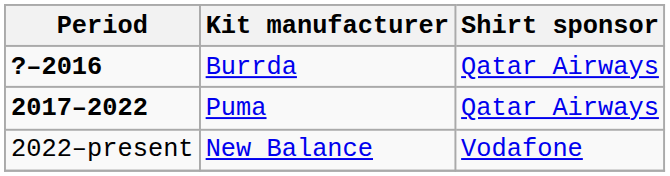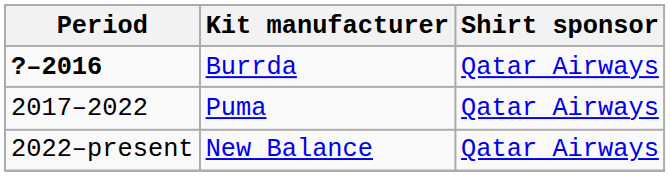(79, 108) bold -> (79, 108) normal
(522, 150) Vodafone -> (560, 150) Qatar Airways
